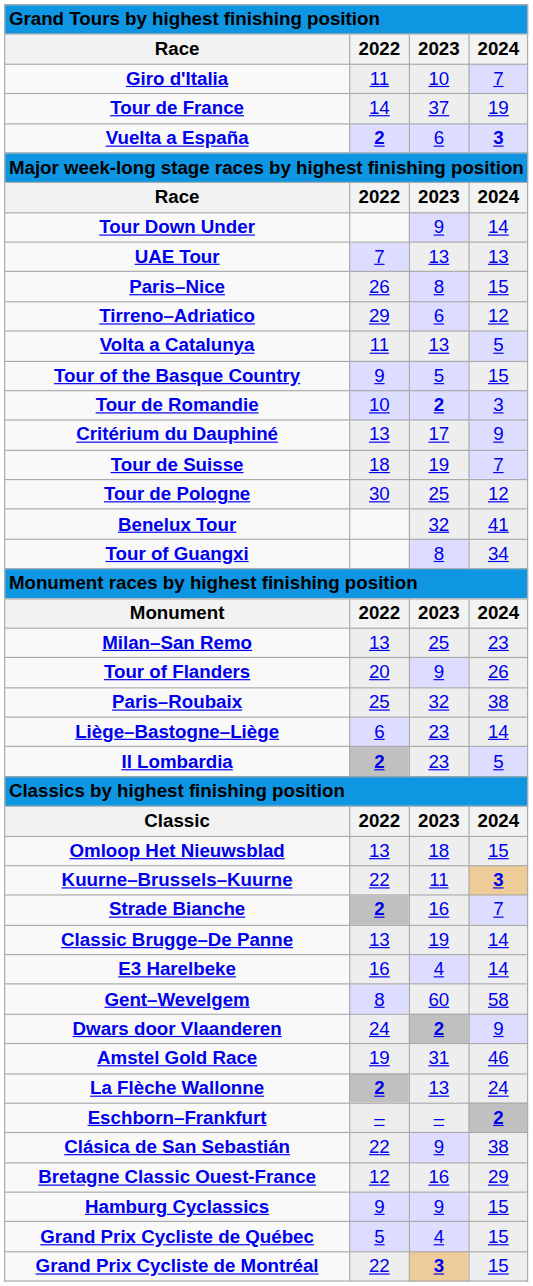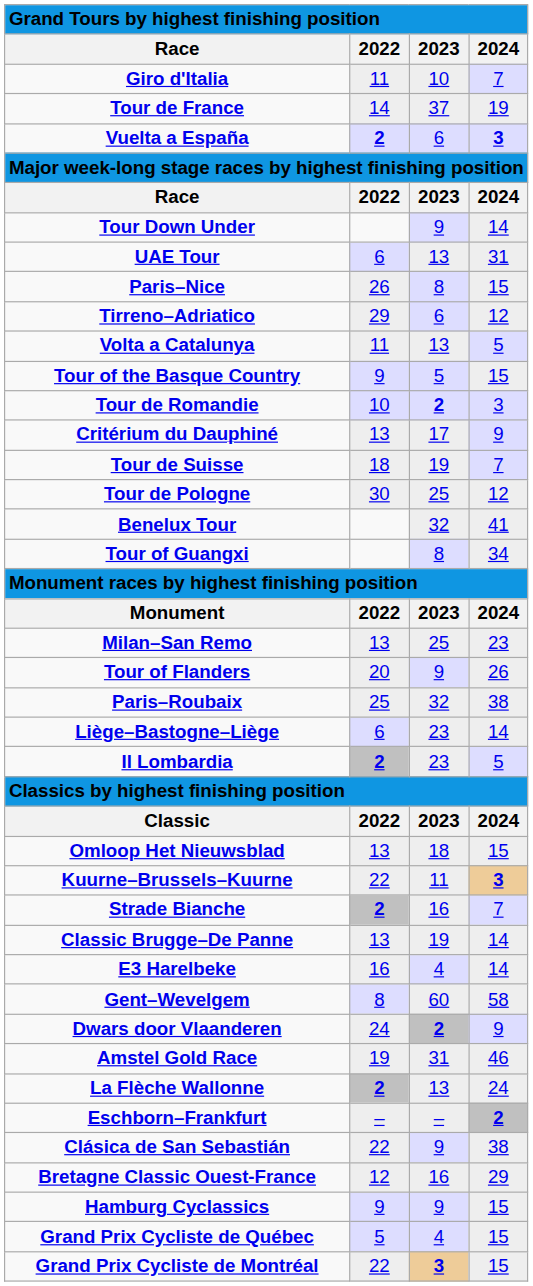(379, 256) 7 -> (379, 256) 6
(498, 256) 13 -> (498, 256) 31
